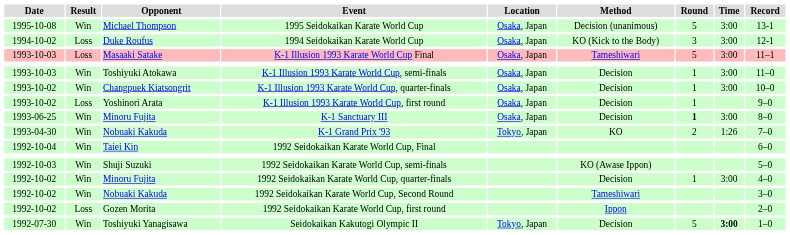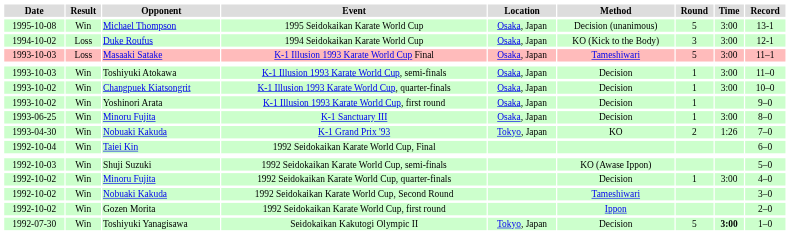(83, 102) Loss -> (83, 102) Win
(694, 117) bold -> (694, 117) normal
(83, 209) Loss -> (83, 209) Win
